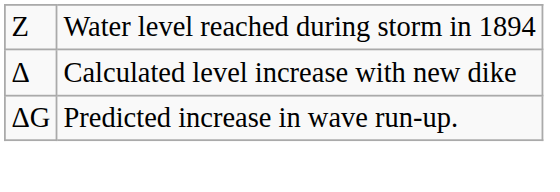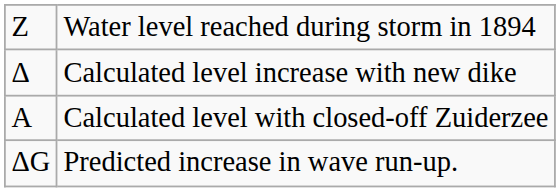+ row: (306, 117)
